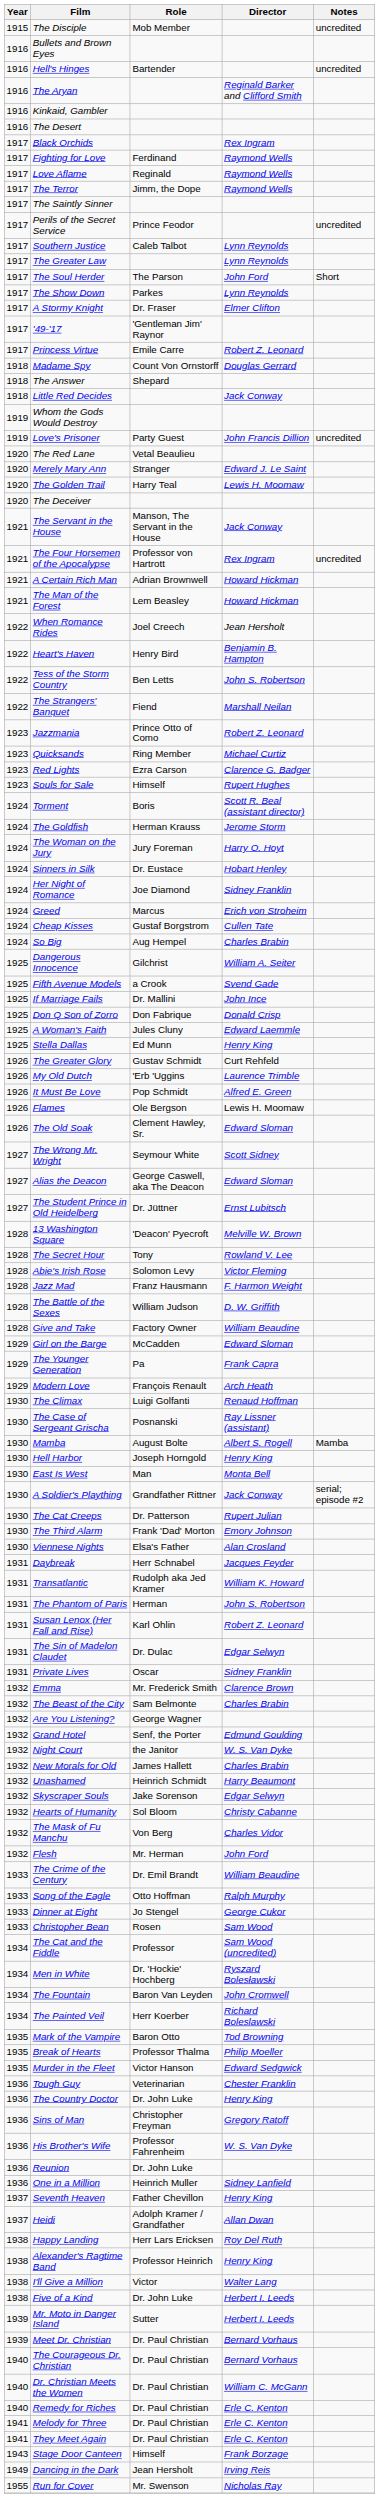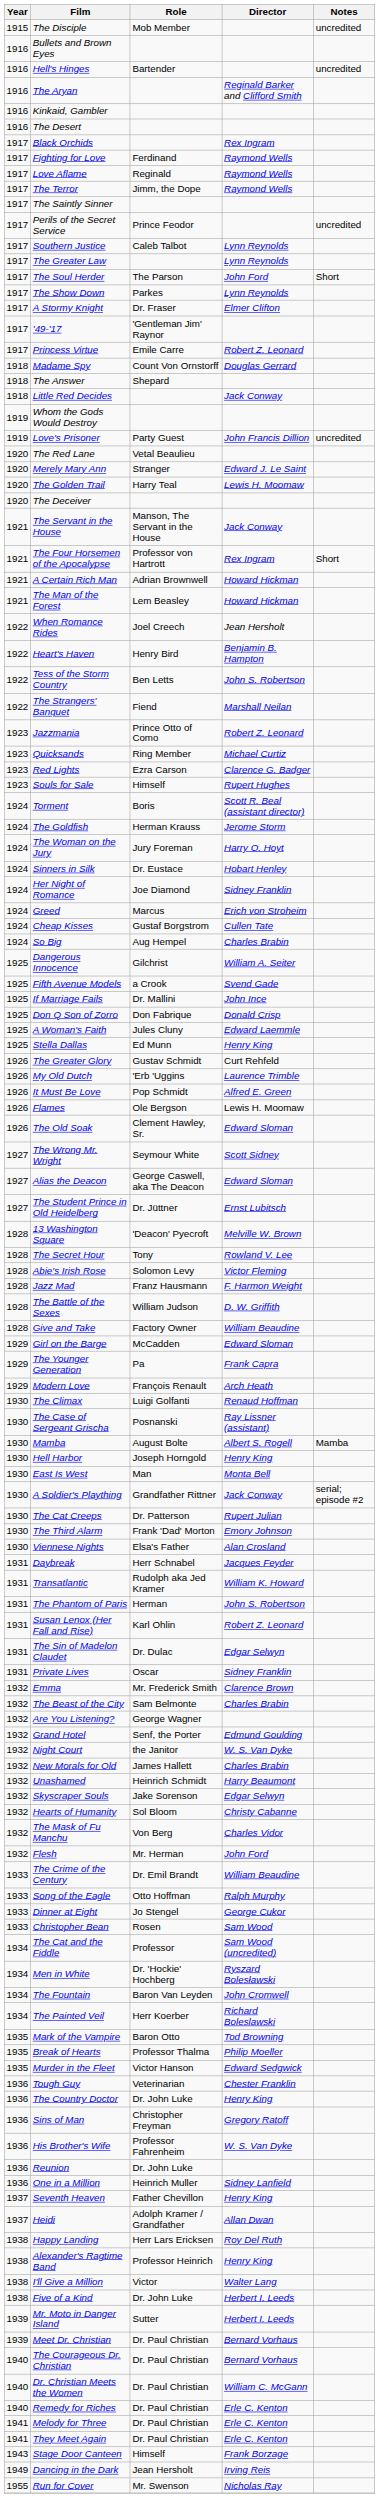(338, 558) uncredited -> (327, 558) Short
